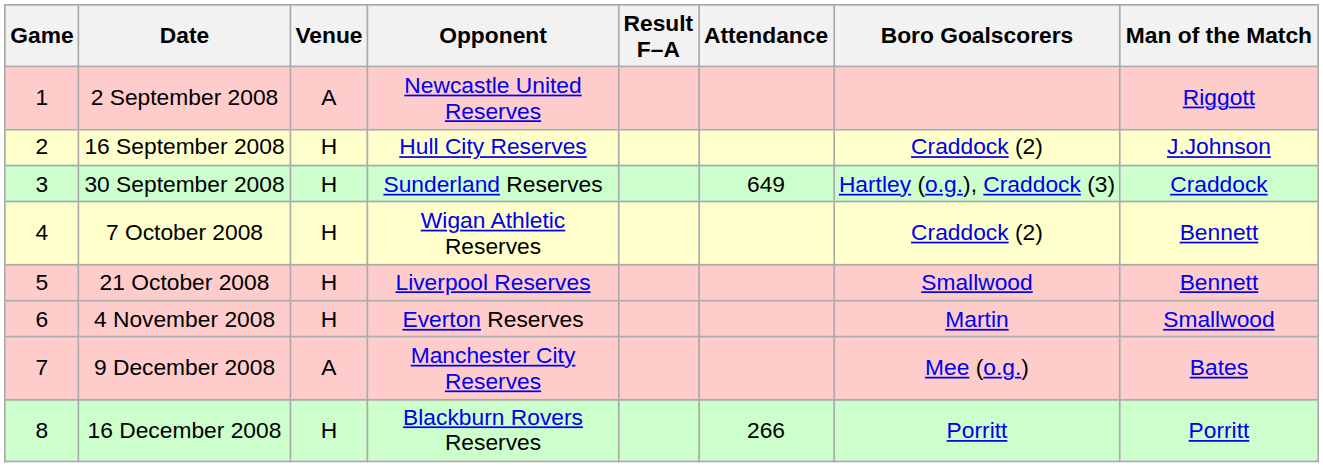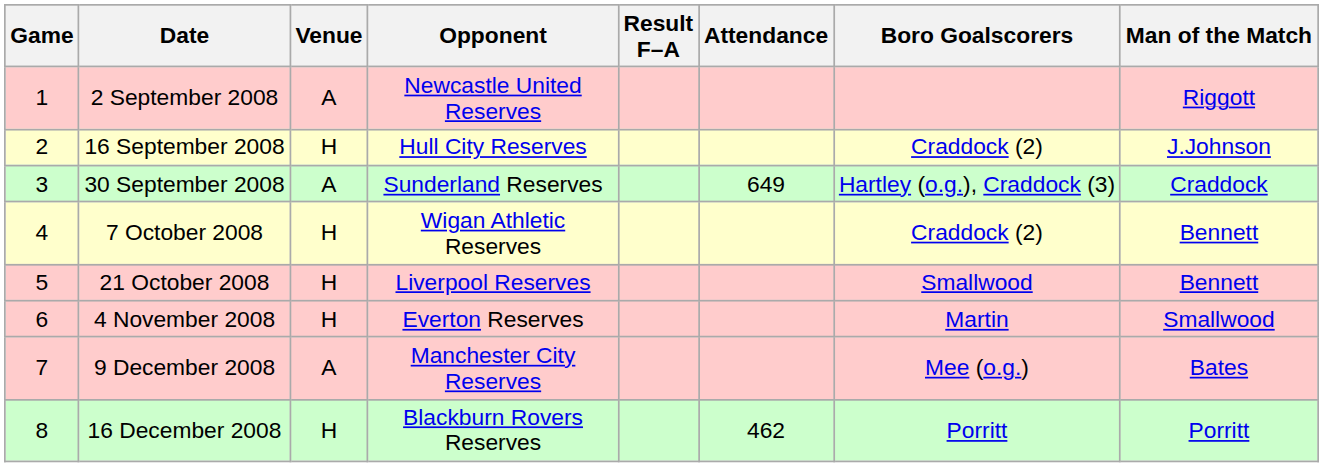(329, 184) H -> (329, 184) A
(766, 430) 266 -> (766, 430) 462
